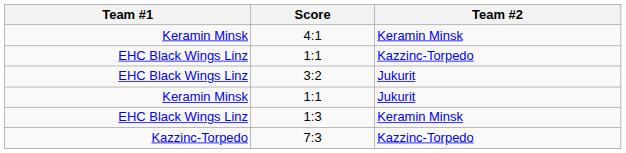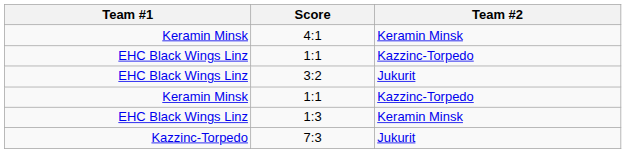(396, 96) Jukurit -> (425, 96) Kazzinc-Torpedo
(425, 138) Kazzinc-Torpedo -> (396, 138) Jukurit
